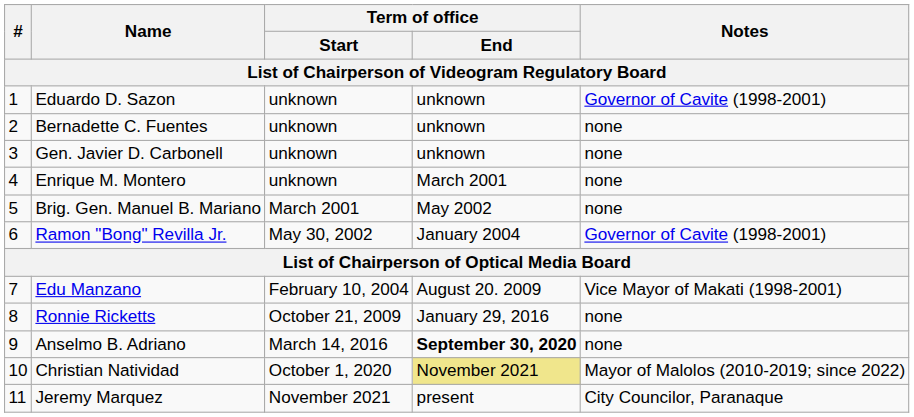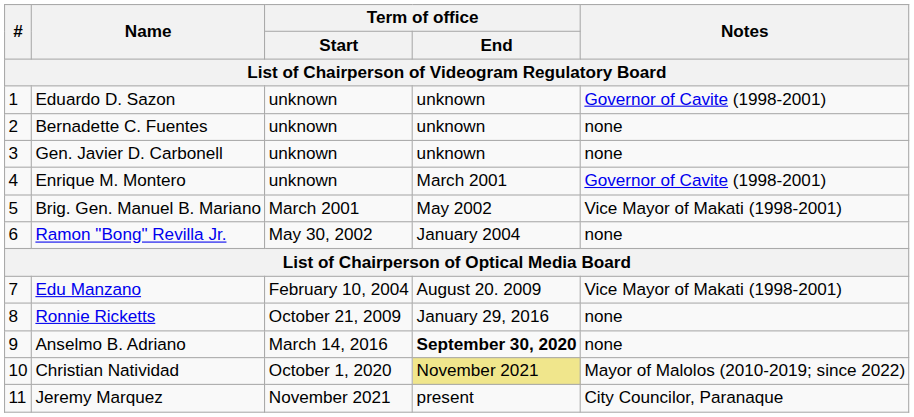(603, 180) none -> (705, 180) Governor of Cavite (1998-2001)
(603, 208) none -> (713, 208) Vice Mayor of Makati (1998-2001)
(705, 235) Governor of Cavite (1998-2001) -> (603, 235) none
